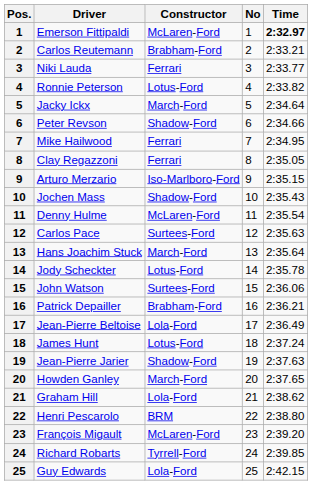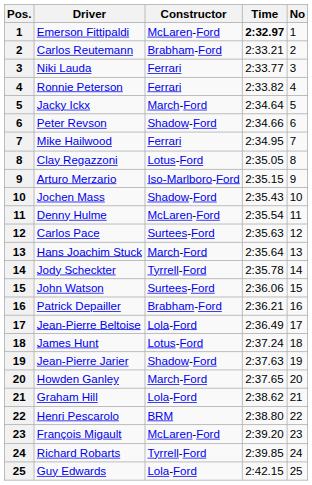columns swapped: (285, 14) <-> (253, 14)
(175, 87) Lotus-Ford -> (164, 87) Ferrari
(164, 160) Ferrari -> (175, 160) Lotus-Ford
(175, 270) Lotus-Ford -> (177, 270) Tyrrell-Ford
